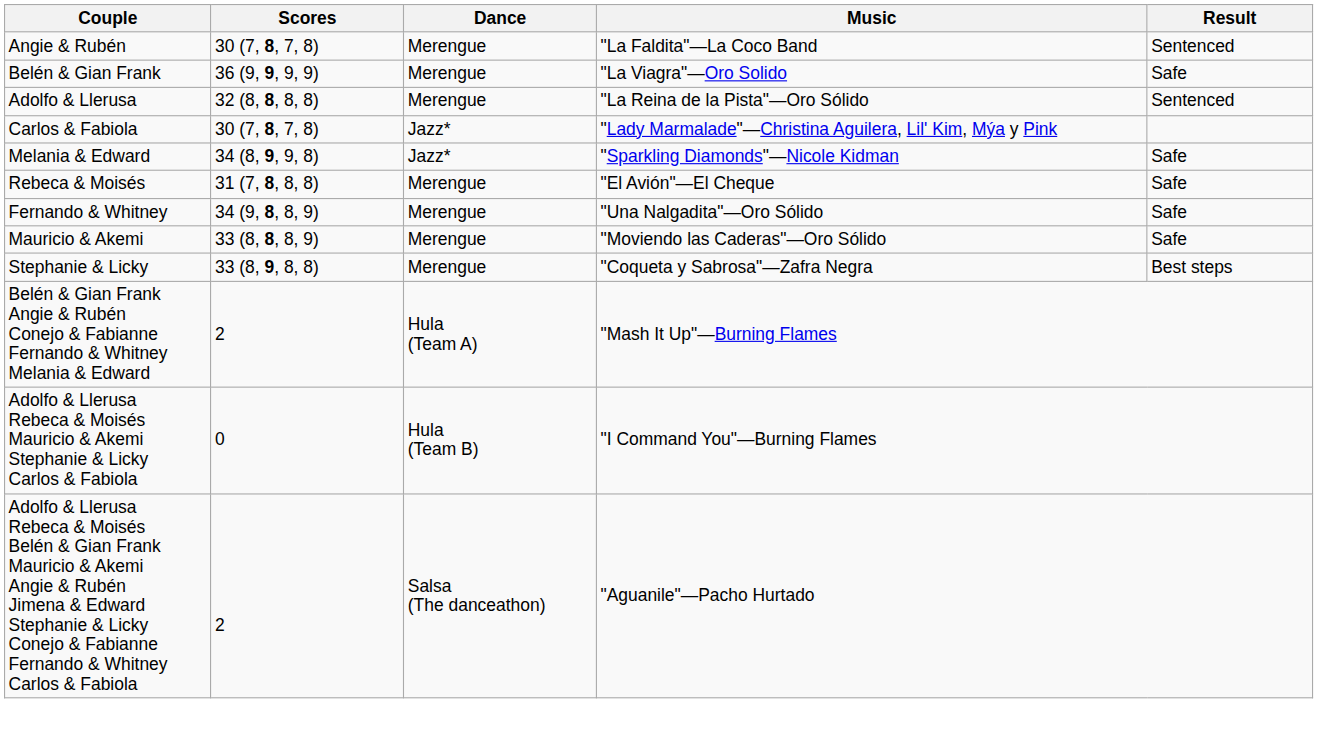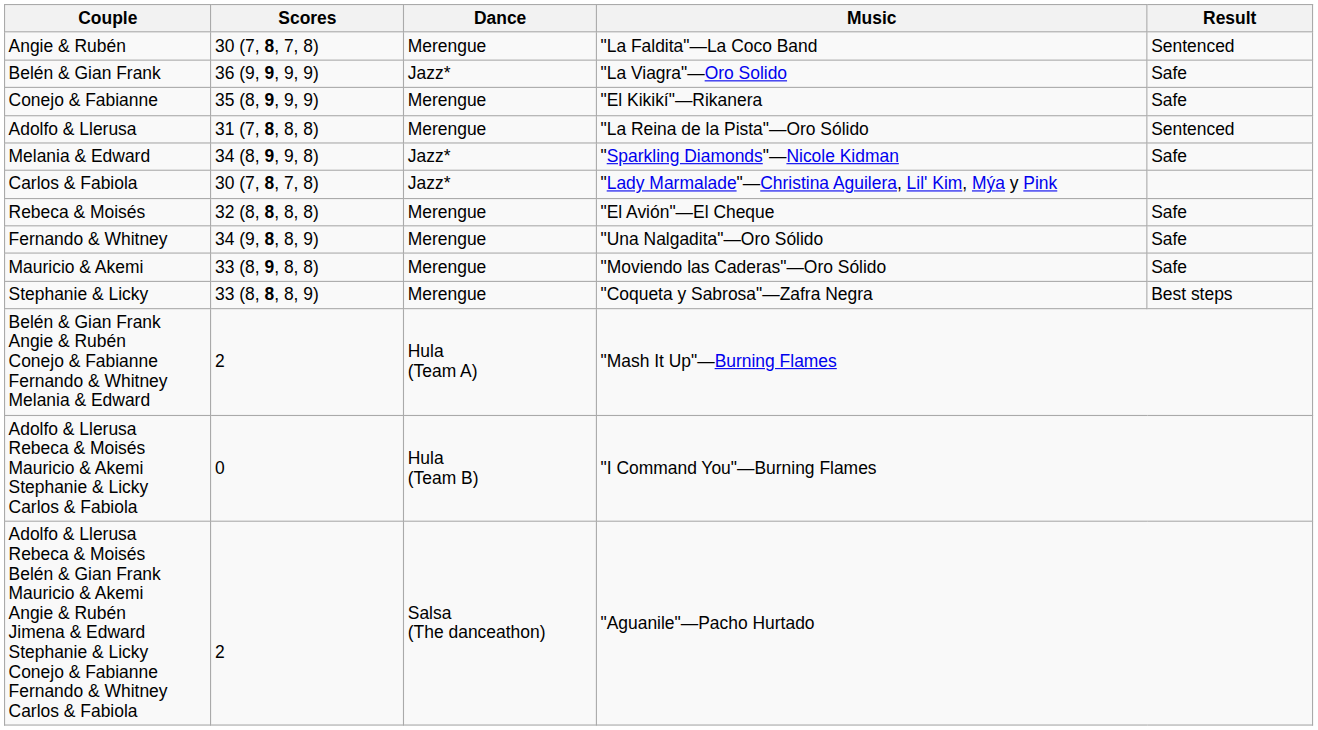(447, 73) Merengue -> (429, 73) Jazz*
+ row: (83, 101)
(267, 101) 32 (8, 8, 8, 8) -> (267, 128) 31 (7, 8, 8, 8)
rows swapped: (73, 128) <-> (79, 156)
(267, 184) 31 (7, 8, 8, 8) -> (267, 211) 32 (8, 8, 8, 8)
(267, 239) 33 (8, 8, 8, 9) -> (267, 267) 33 (8, 9, 8, 8)
(267, 267) 33 (8, 9, 8, 8) -> (267, 294) 33 (8, 8, 8, 9)
